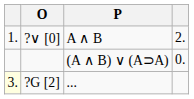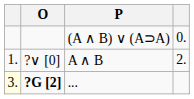rows swapped: (118, 60) <-> (84, 38)
(42, 82) normal -> (43, 82) bold
